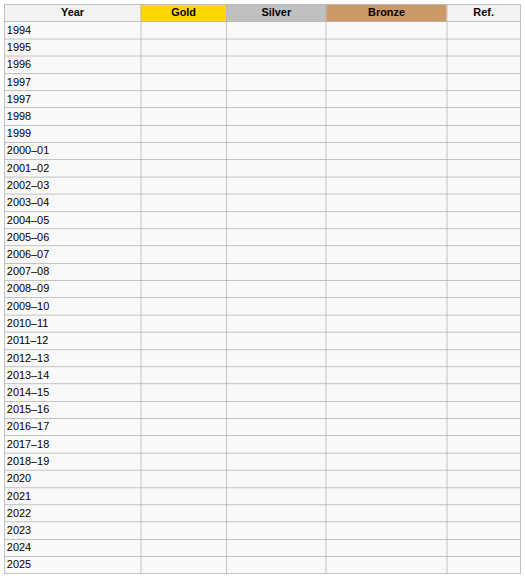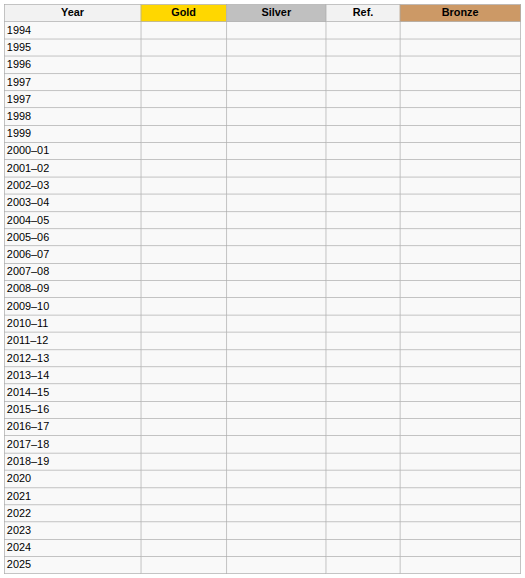columns swapped: (387, 13) <-> (484, 13)
